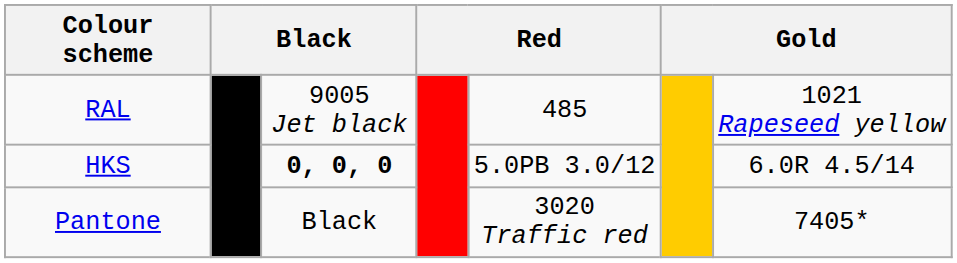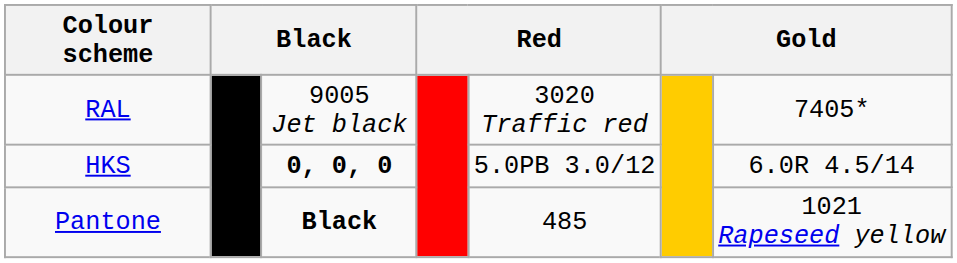(565, 110) 485 -> (565, 110) 3020 Traffic red
(832, 110) 1021 Rapeseed yellow -> (832, 110) 7405*
(339, 222) normal -> (339, 222) bold
(565, 222) 3020 Traffic red -> (565, 222) 485
(832, 222) 7405* -> (832, 222) 1021 Rapeseed yellow
